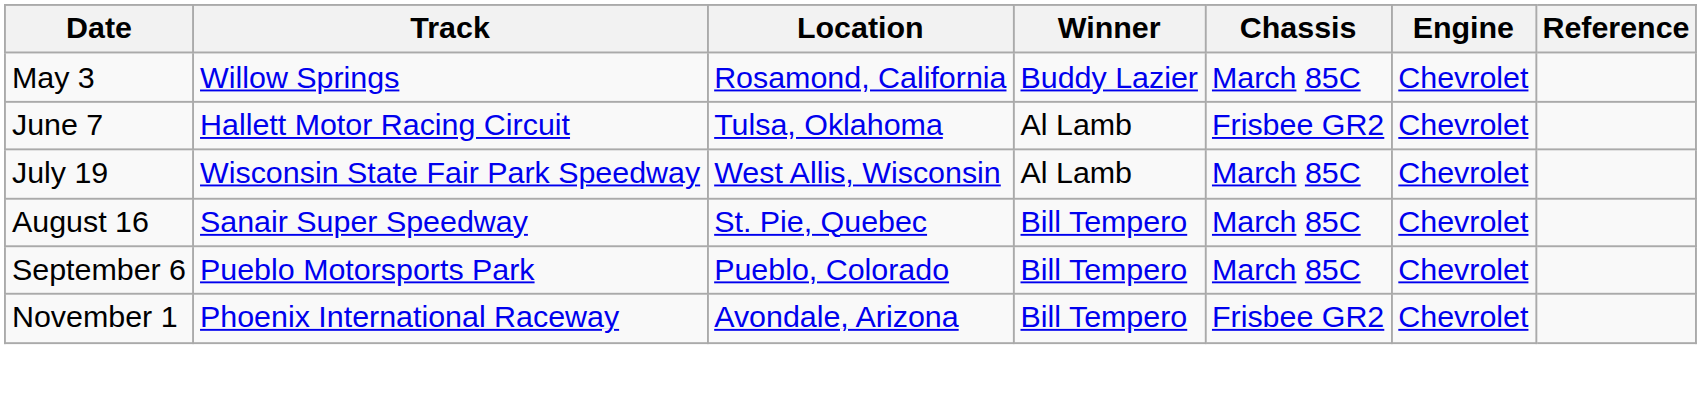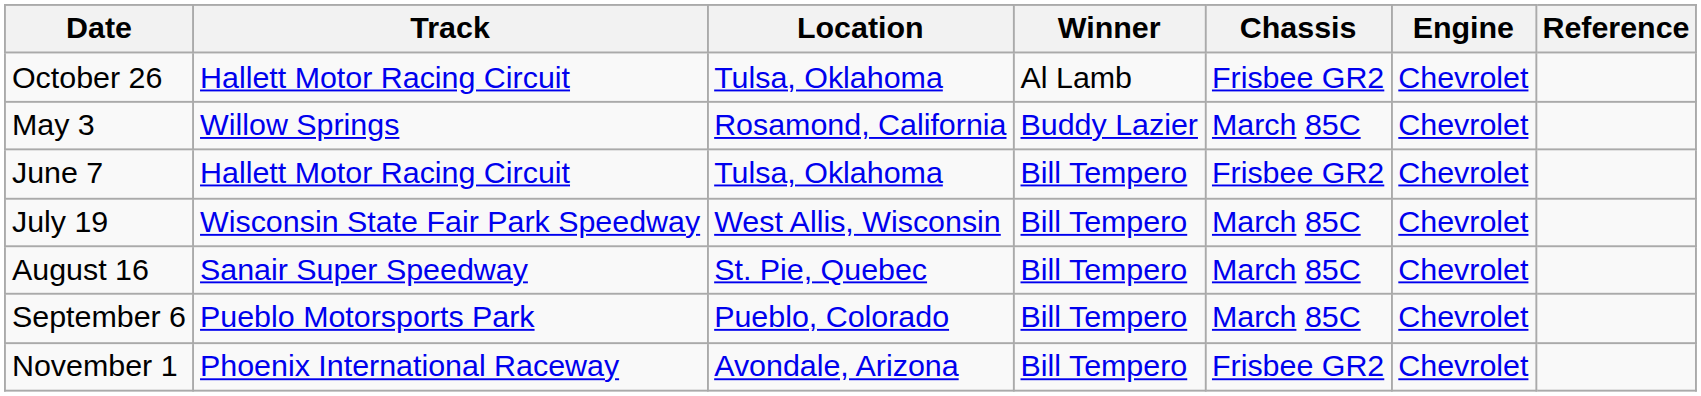+ row: (87, 76)
(1076, 125) Al Lamb -> (1104, 173) Bill Tempero
(1076, 173) Al Lamb -> (1104, 221) Bill Tempero
